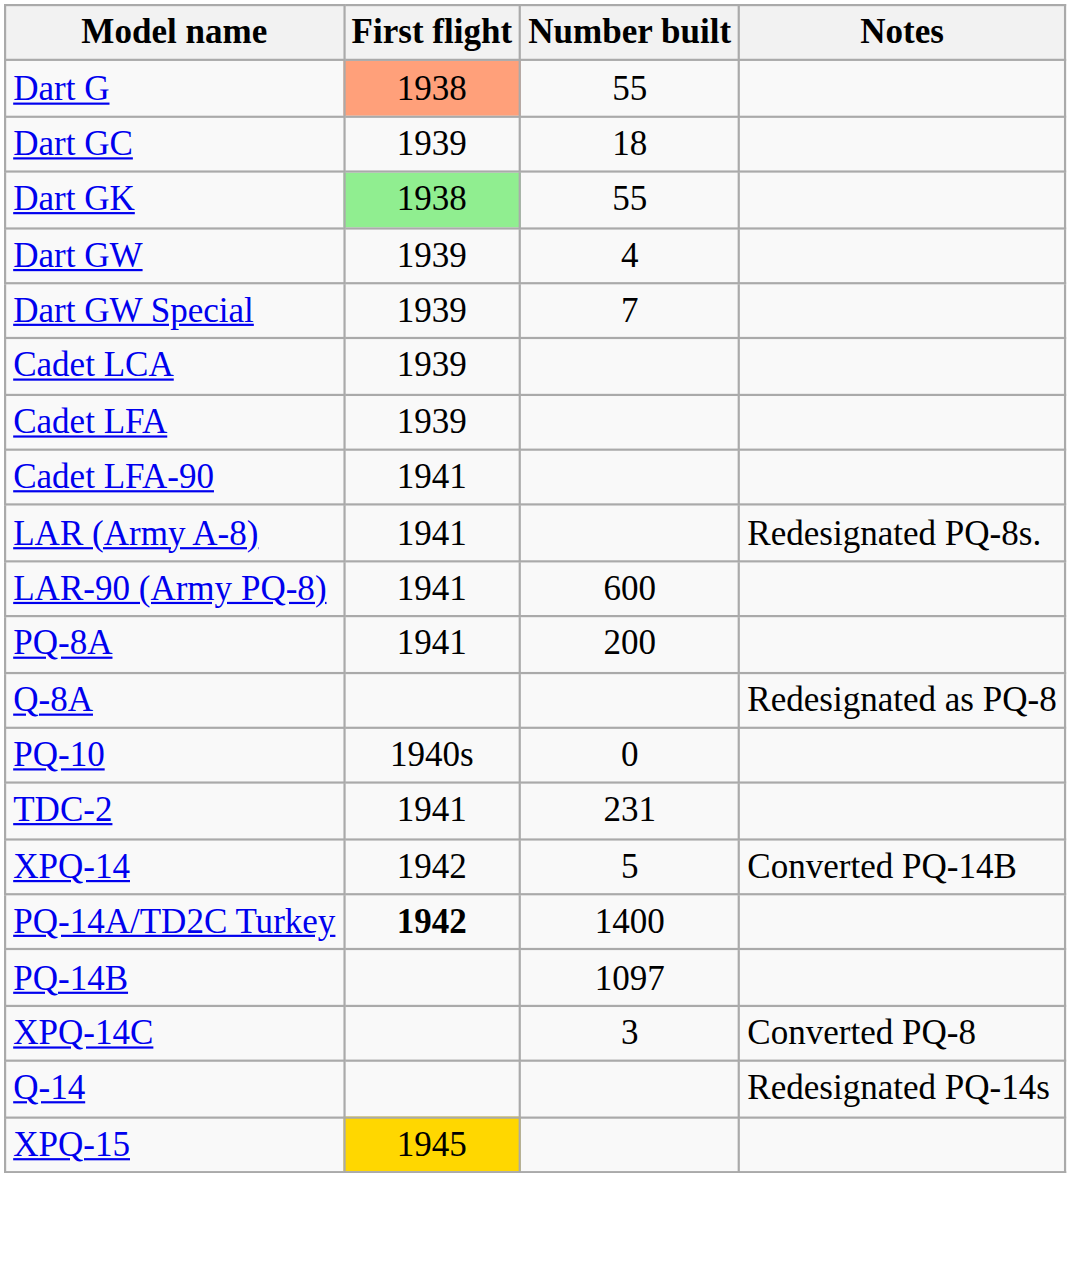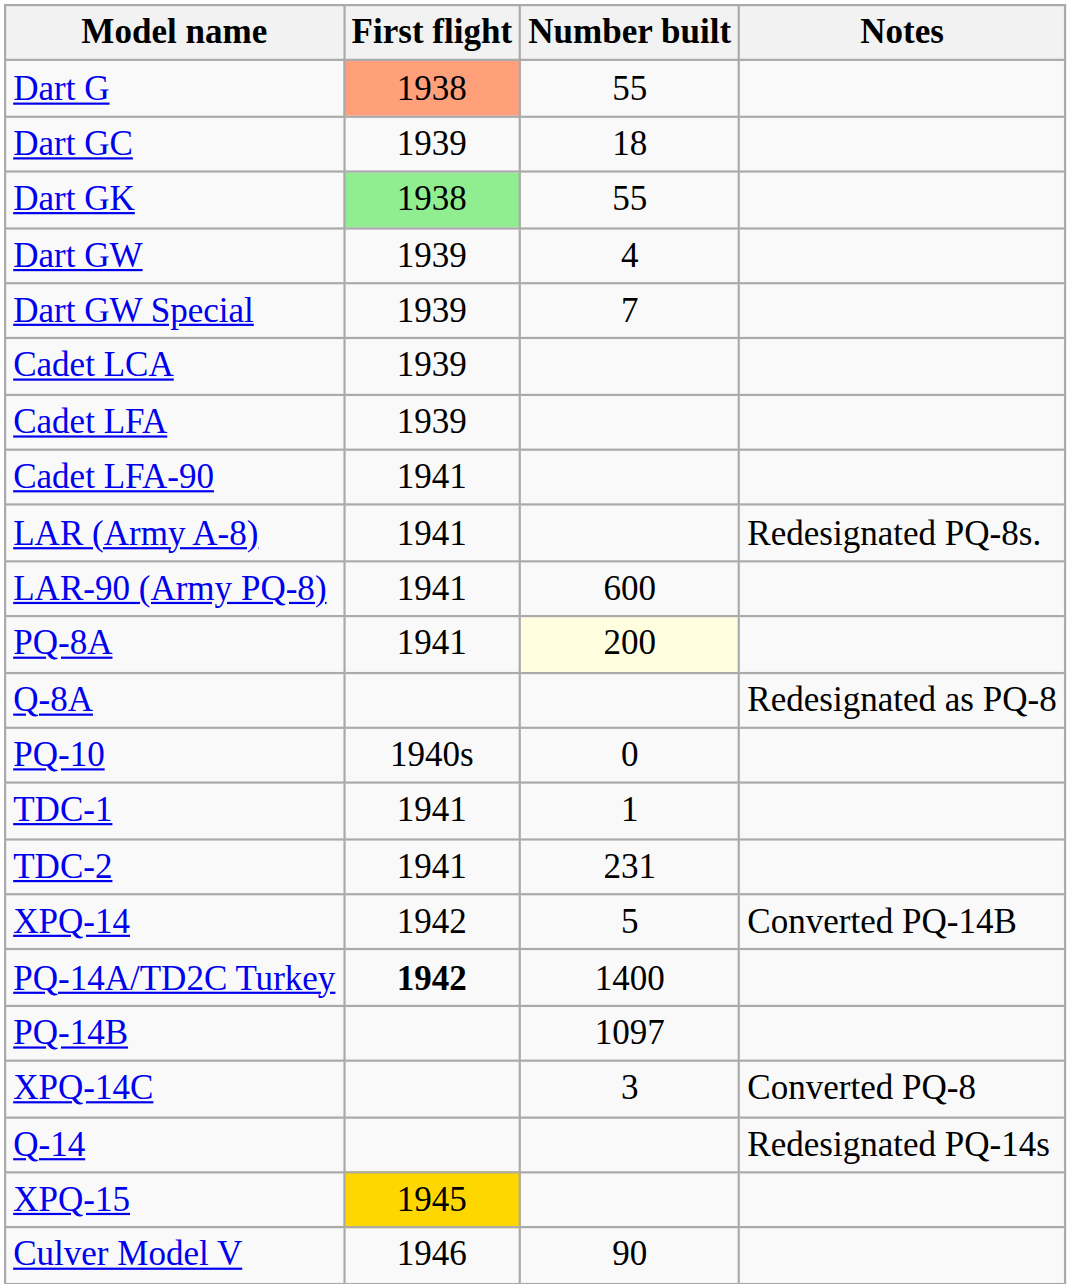(630, 643) no background -> (630, 643) lightyellow background
+ row: (63, 810)
+ row: (128, 1254)
